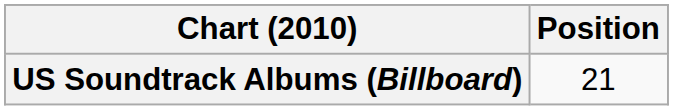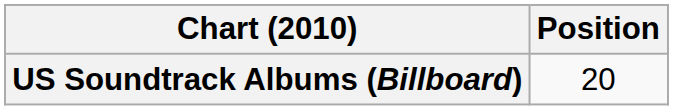(598, 78) 21 -> (598, 78) 20
